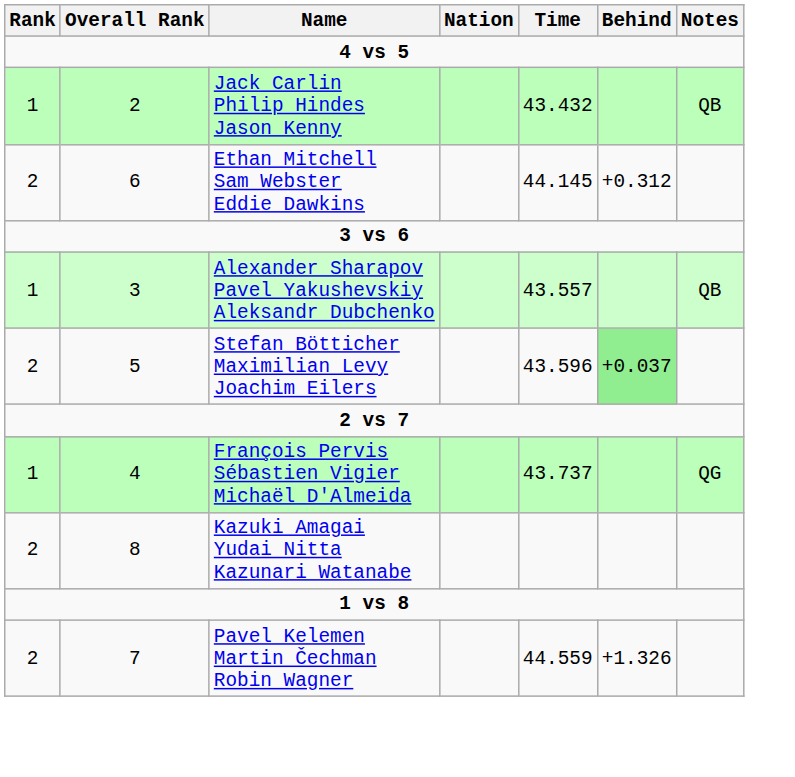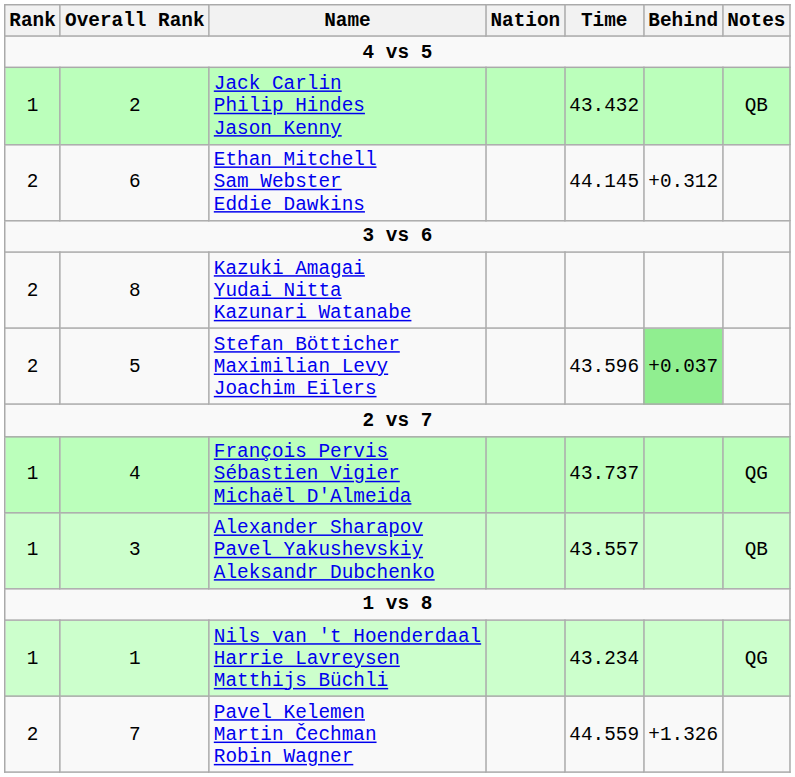rows swapped: (324, 290) <-> (313, 551)
+ row: (347, 658)
